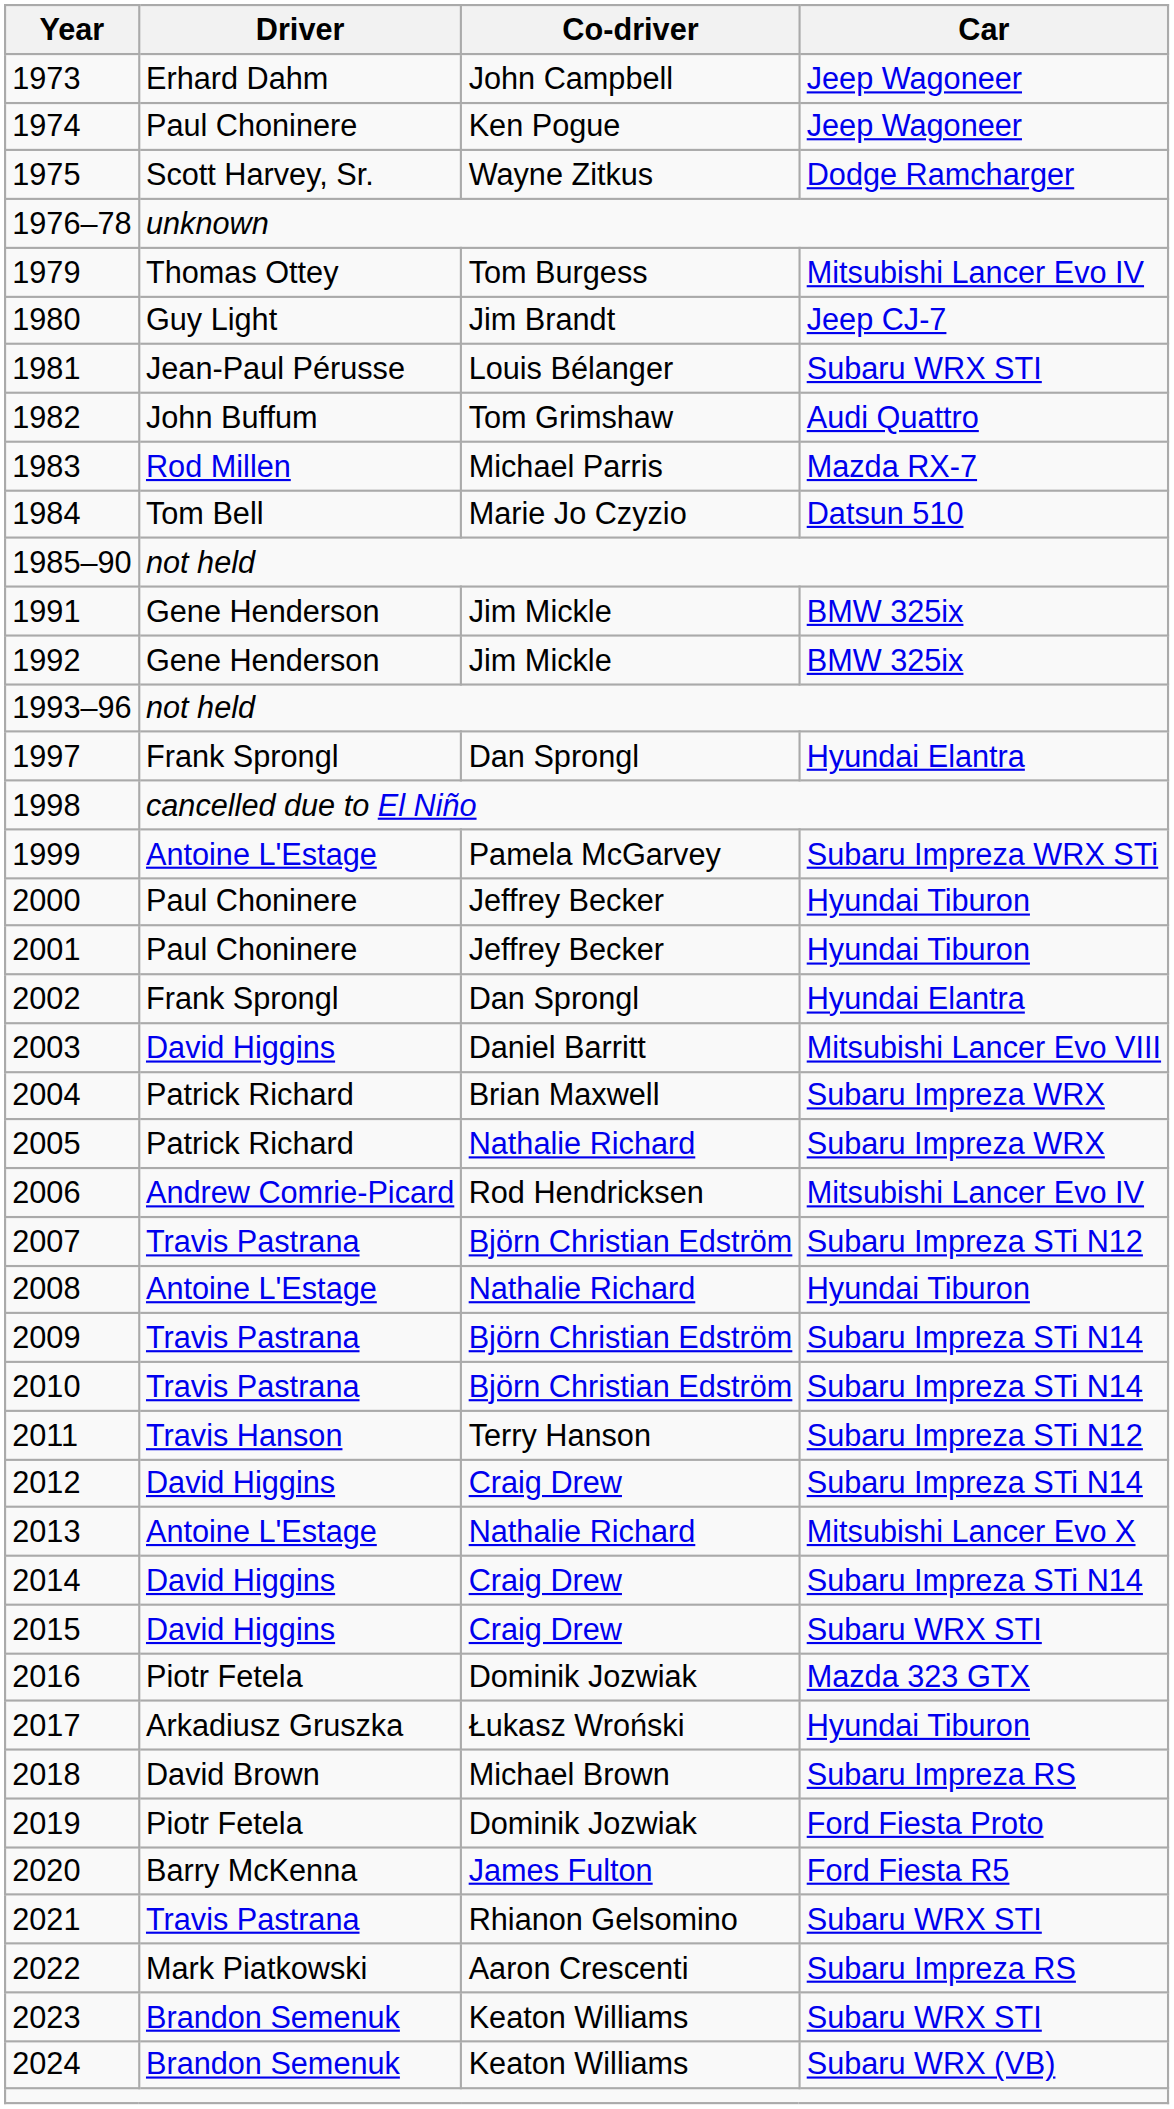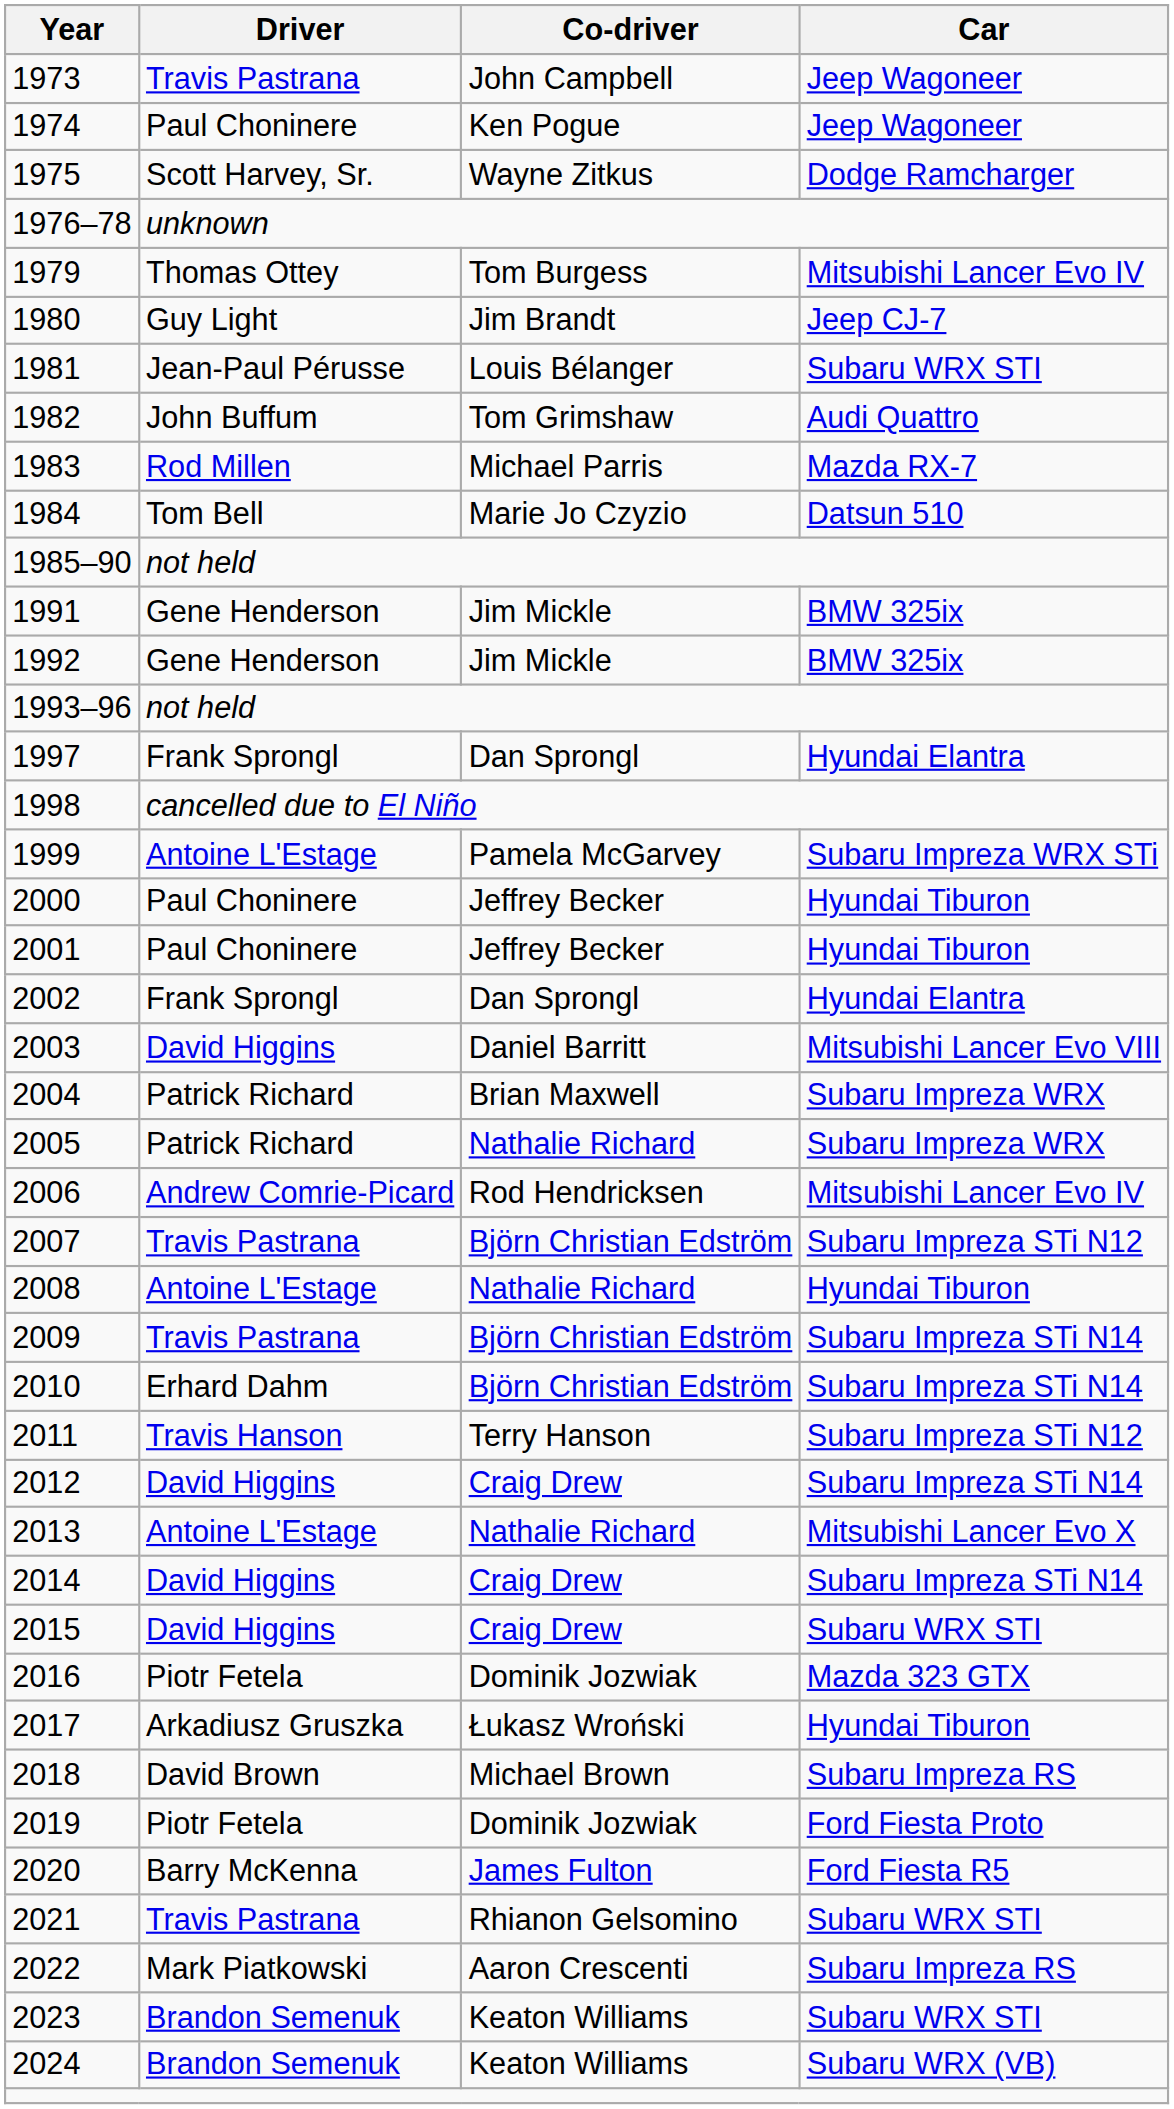(237, 78) Erhard Dahm -> (253, 78) Travis Pastrana
(253, 1386) Travis Pastrana -> (237, 1386) Erhard Dahm
